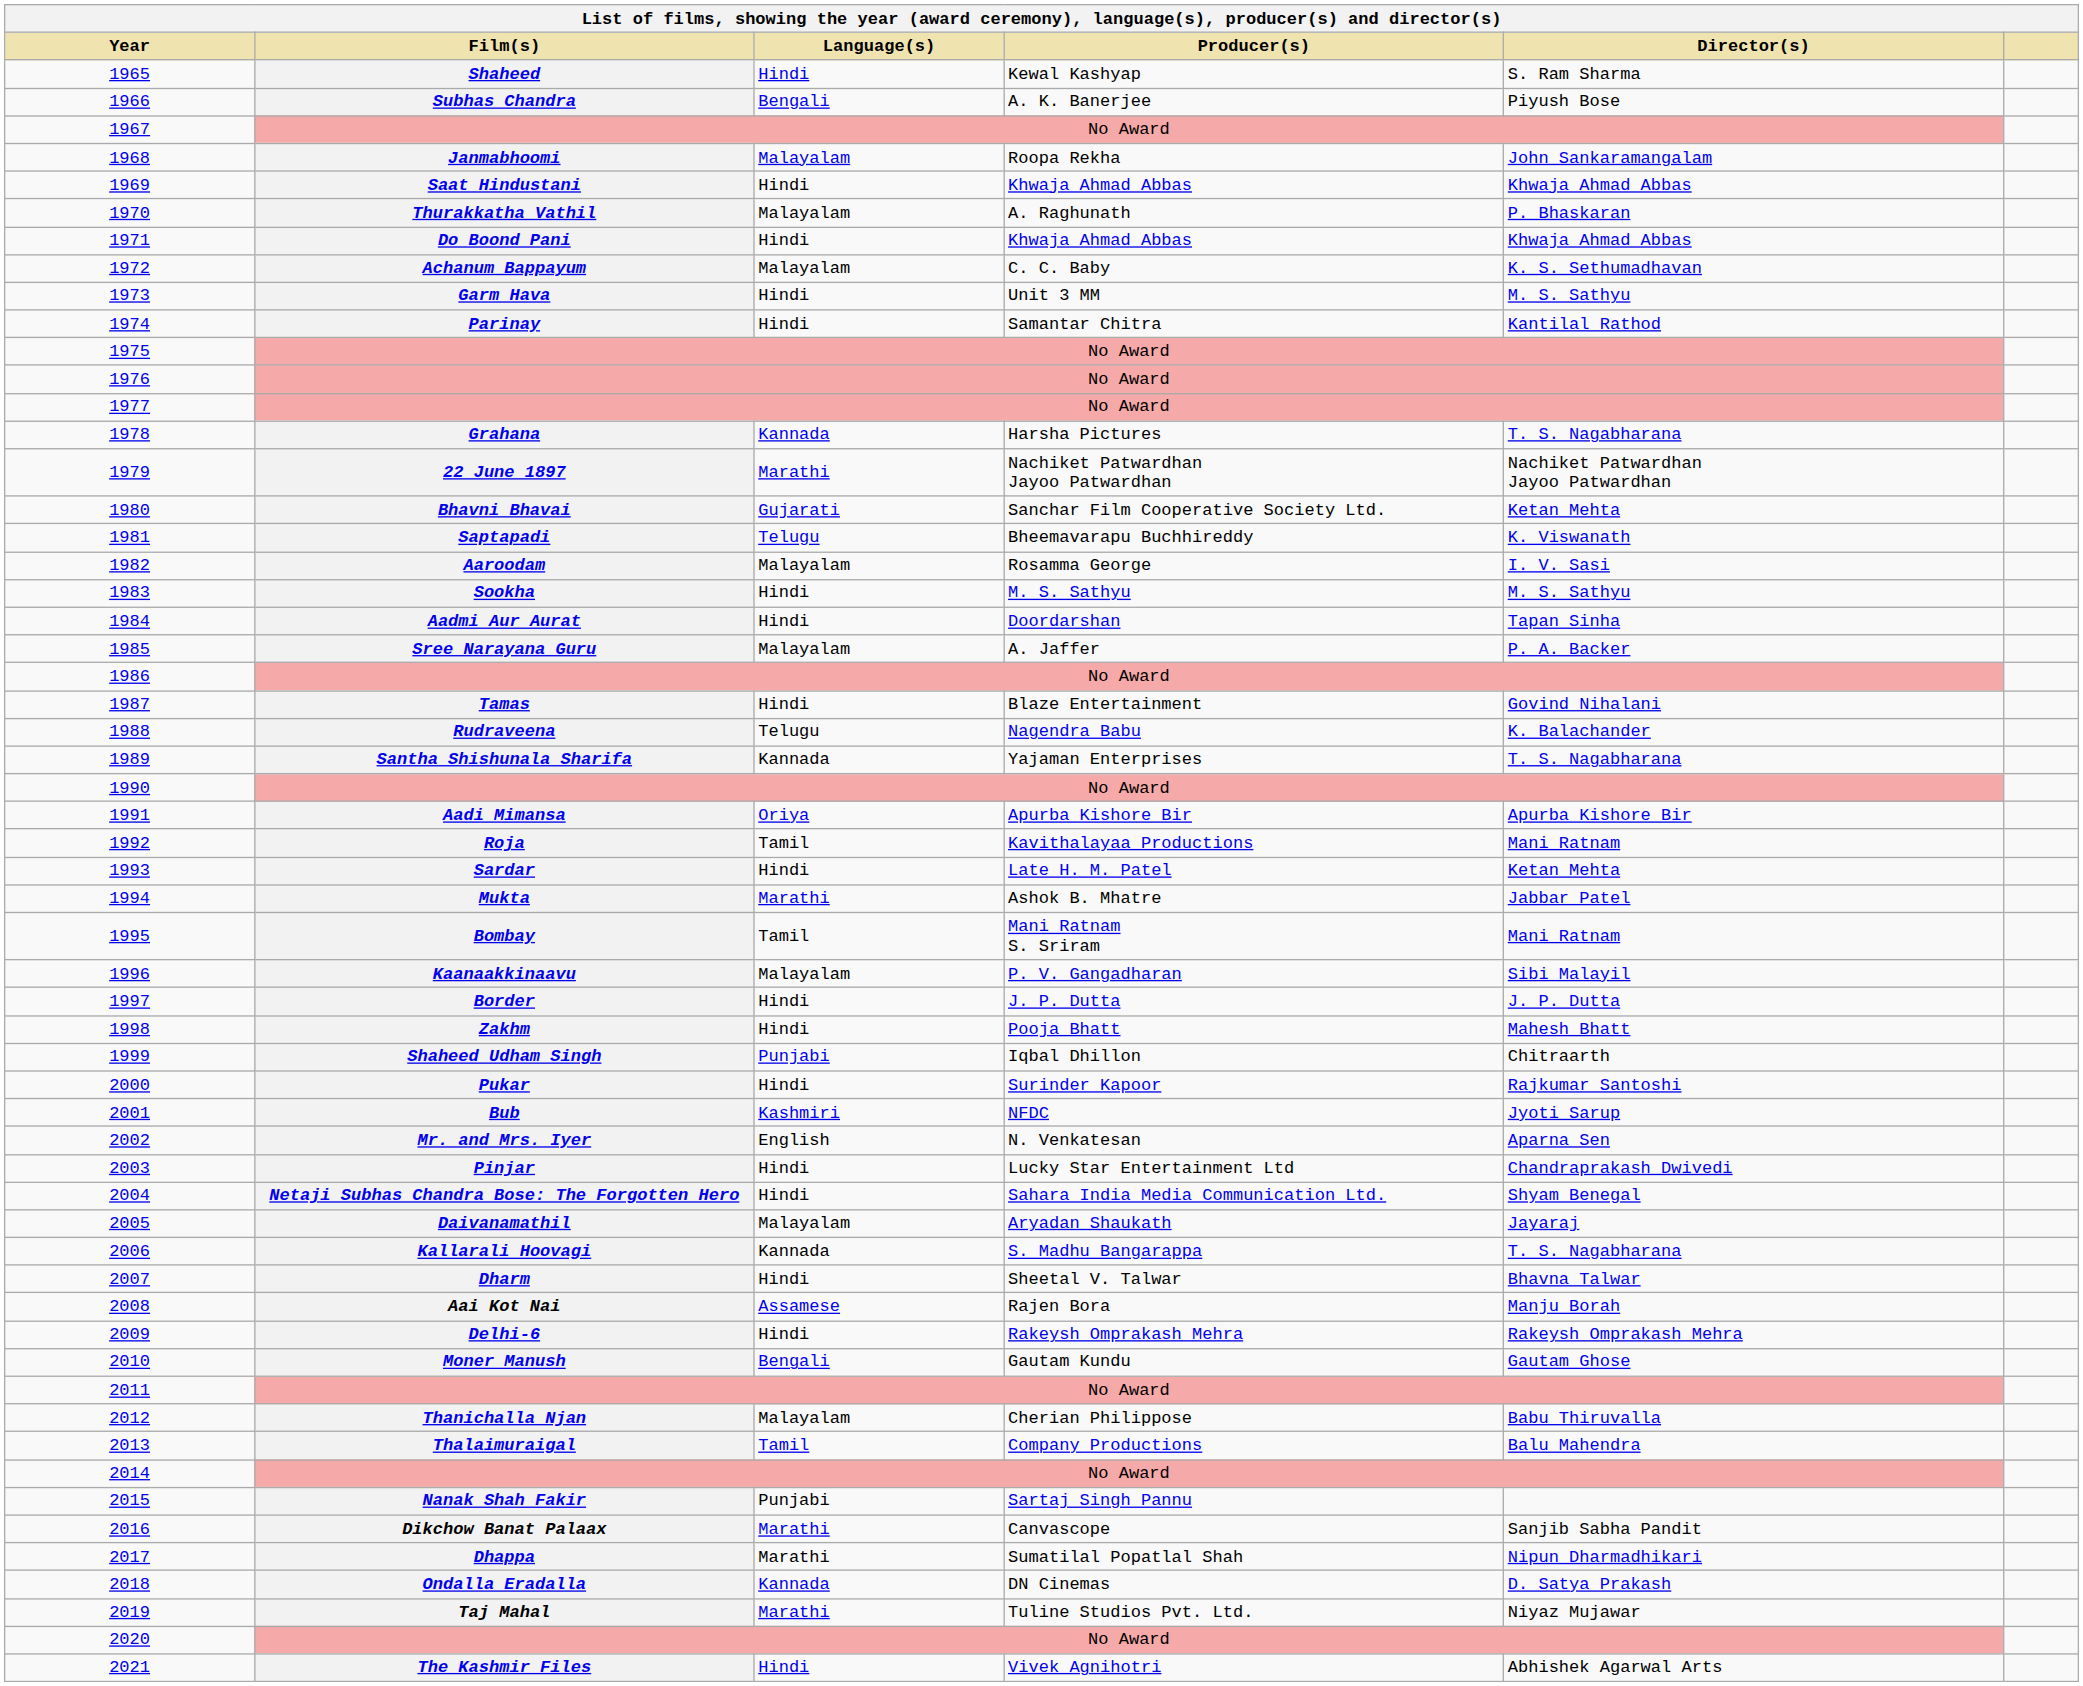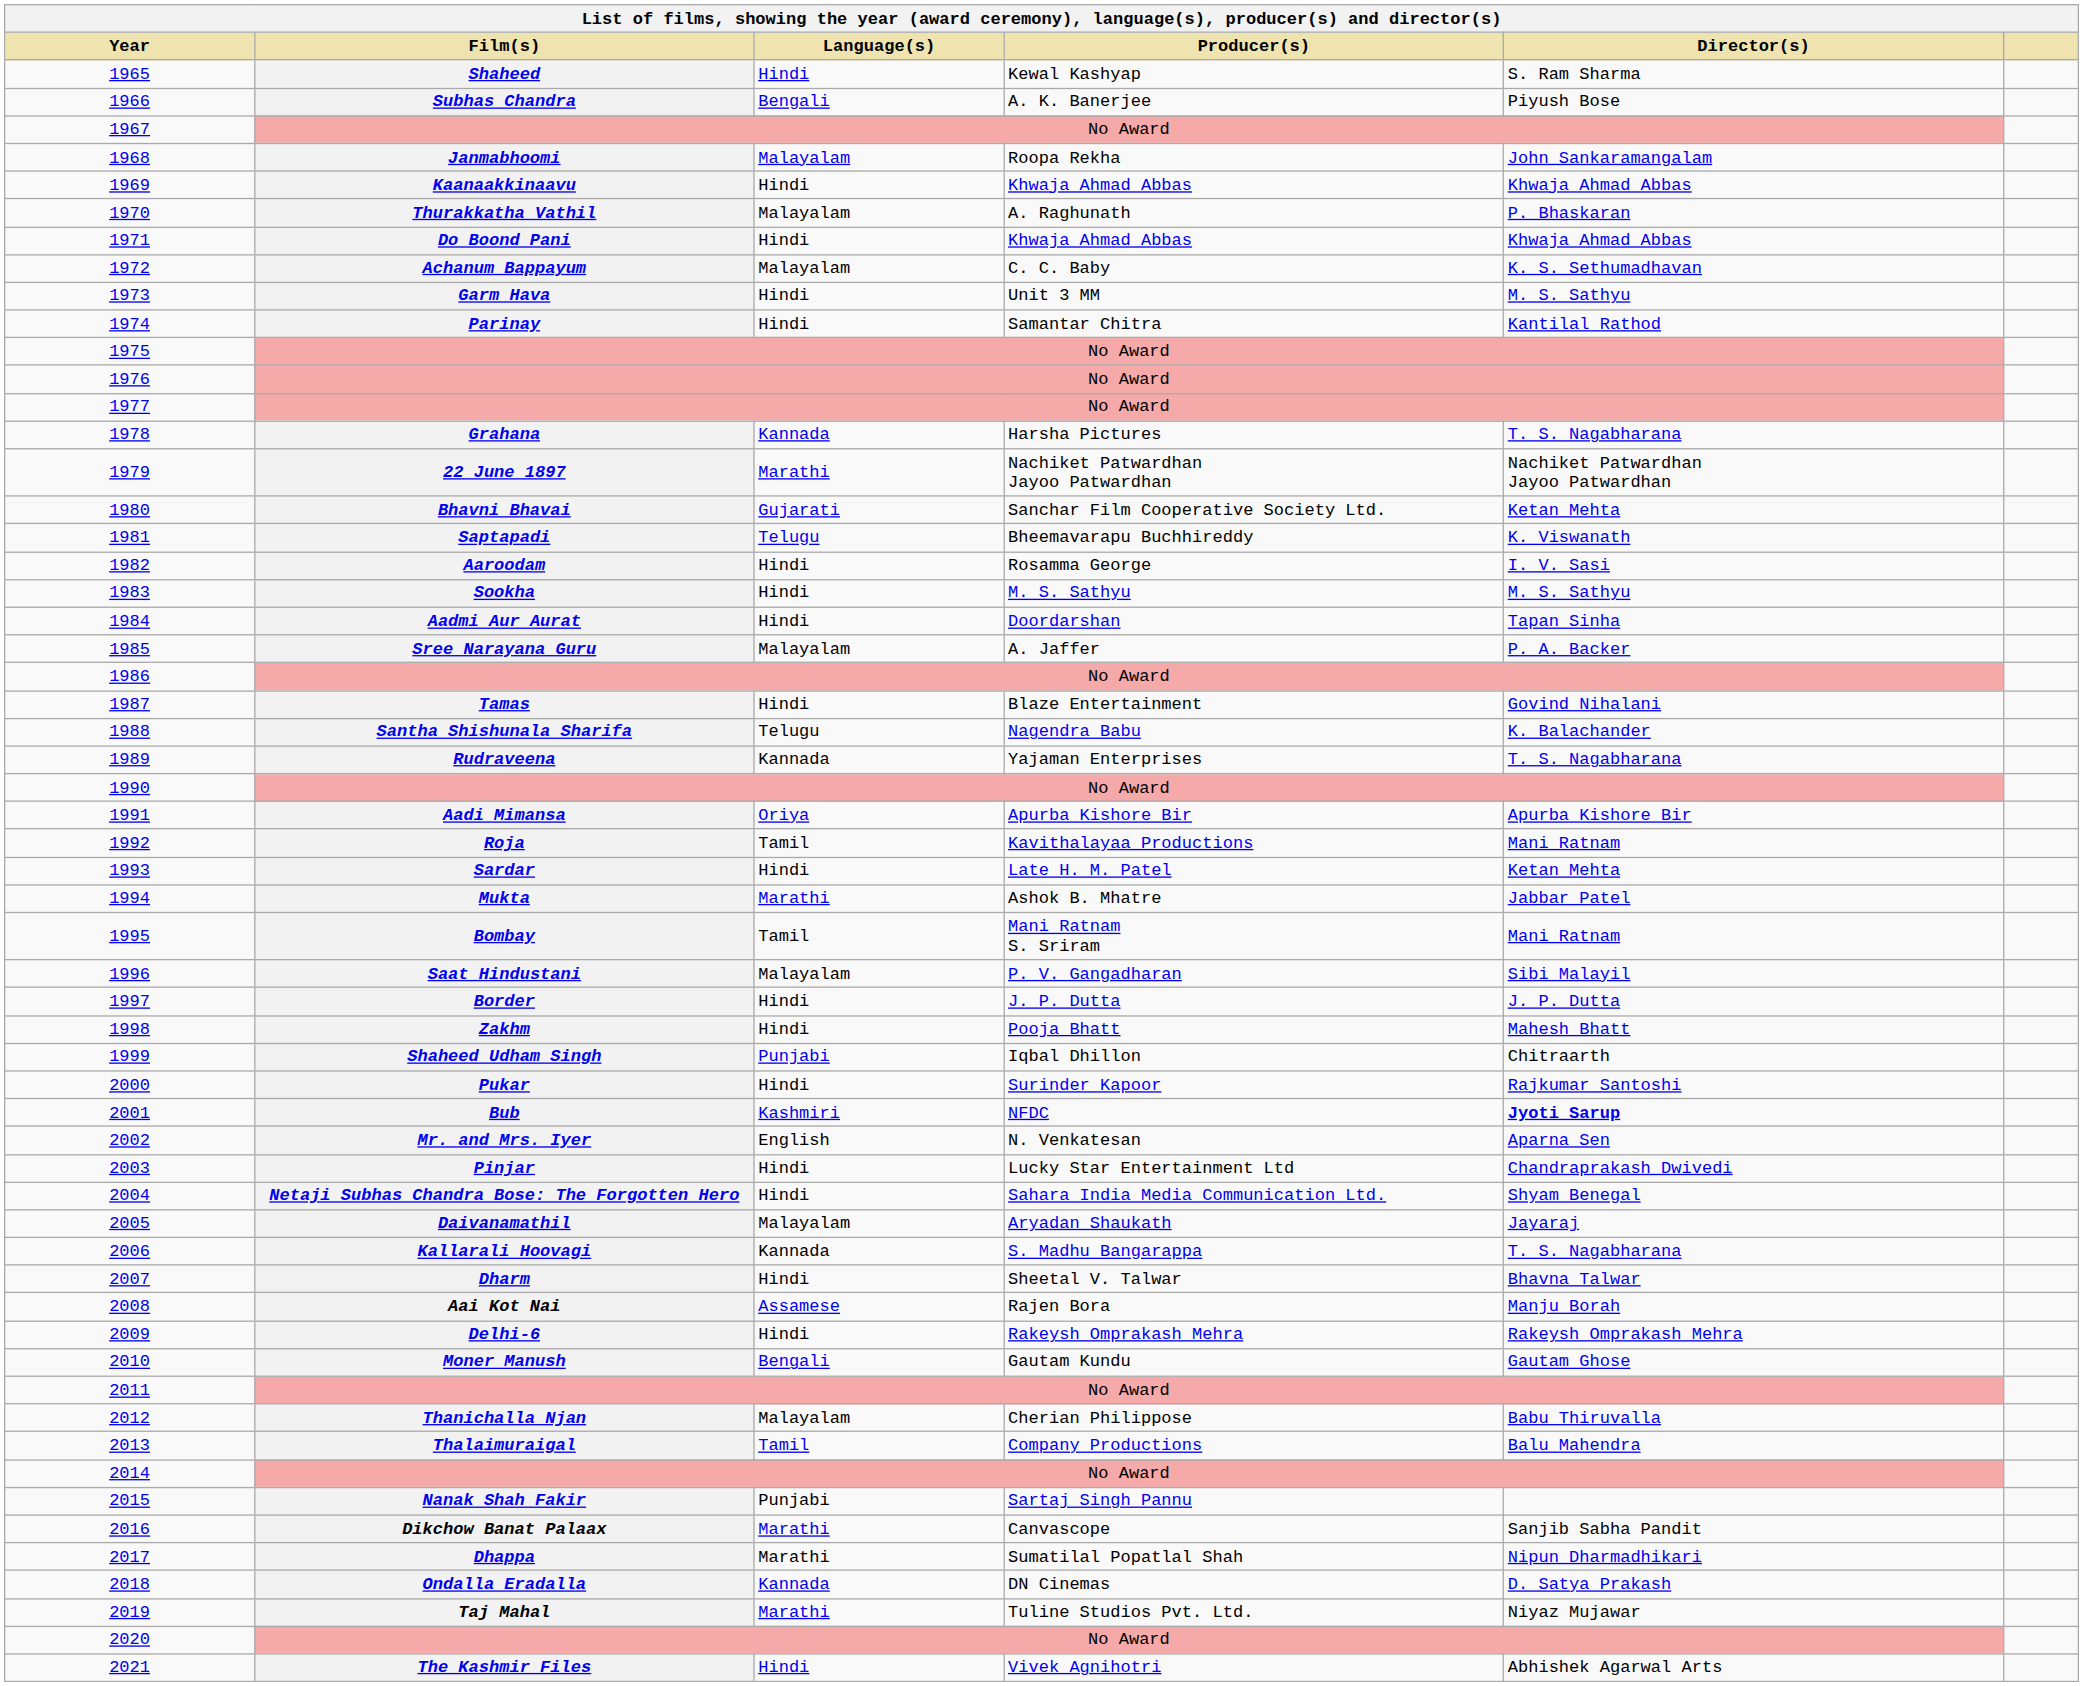(504, 185) Saat Hindustani -> (504, 185) Kaanaakkinaavu
(804, 566) Malayalam -> (784, 566) Hindi
(504, 732) Rudraveena -> (504, 732) Santha Shishunala Sharifa
(504, 760) Santha Shishunala Sharifa -> (504, 760) Rudraveena
(504, 974) Kaanaakkinaavu -> (504, 974) Saat Hindustani
(1564, 1113) normal -> (1564, 1113) bold
